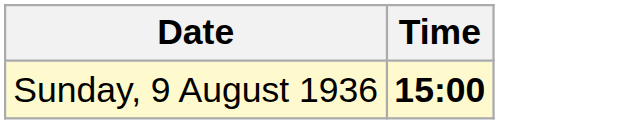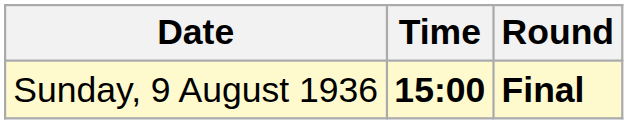+ column: (558, 32)
